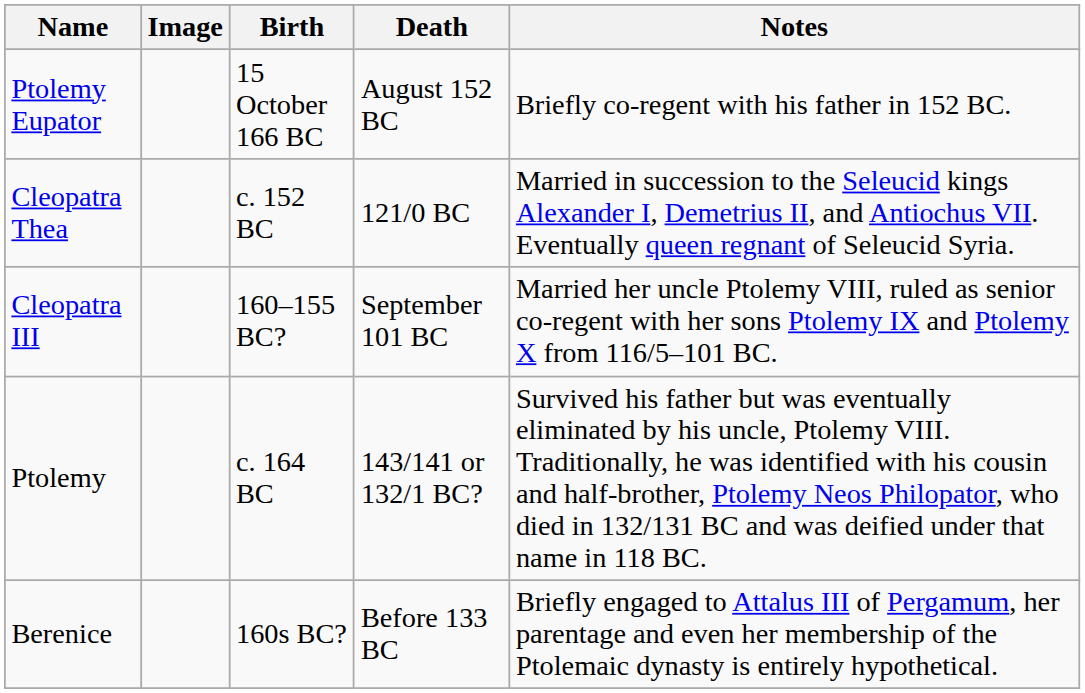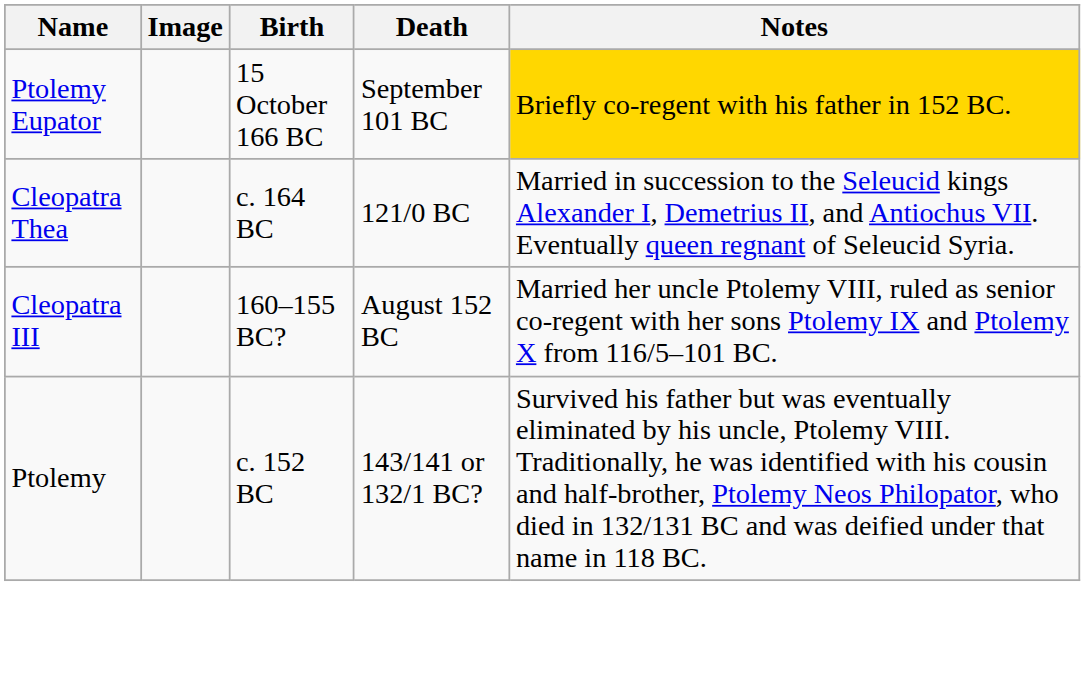(427, 103) August 152 BC -> (421, 103) September 101 BC
(764, 103) no background -> (764, 103) gold background
(271, 212) c. 152 BC -> (271, 212) c. 164 BC
(421, 320) September 101 BC -> (427, 320) August 152 BC
(271, 477) c. 164 BC -> (271, 477) c. 152 BC
- row: (62, 633)
